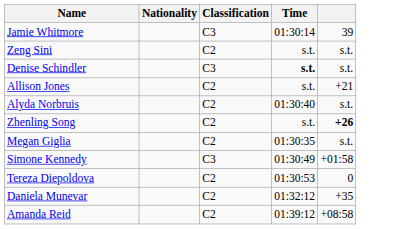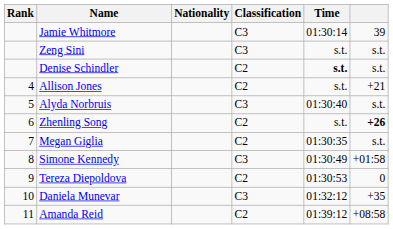+ column: (20, 13)
(209, 50) C2 -> (241, 50) C3
(209, 68) C3 -> (241, 68) C2
(209, 104) C2 -> (241, 104) C3
(209, 196) C2 -> (241, 196) C3
